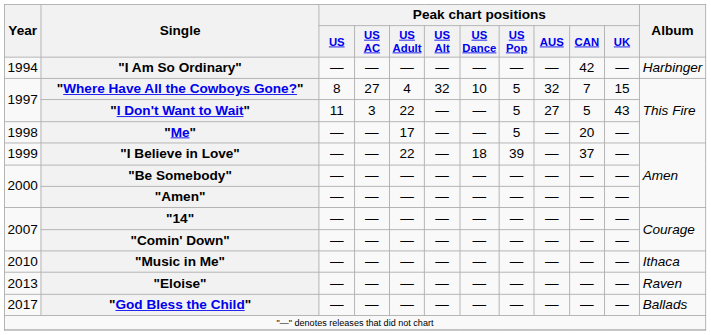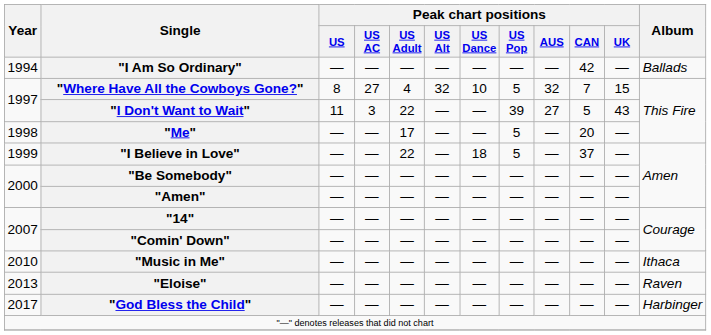(673, 67) Harbinger -> (665, 67) Ballads
(517, 110) 5 -> (517, 110) 39
(517, 153) 39 -> (517, 153) 5
(665, 304) Ballads -> (673, 304) Harbinger
